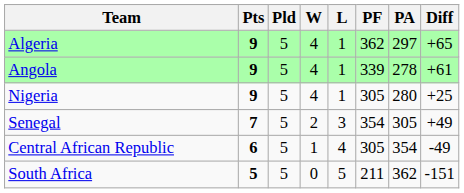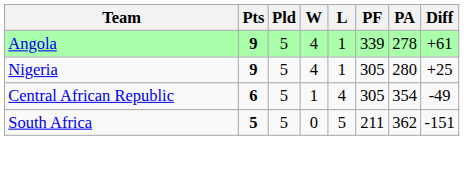- row: (33, 43)
- row: (34, 122)
